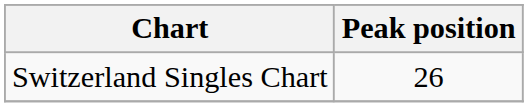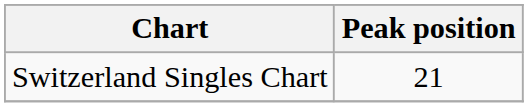(429, 76) 26 -> (429, 76) 21
